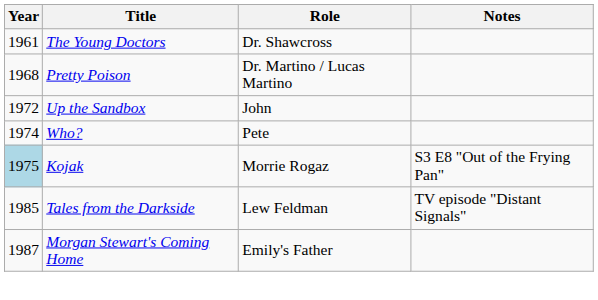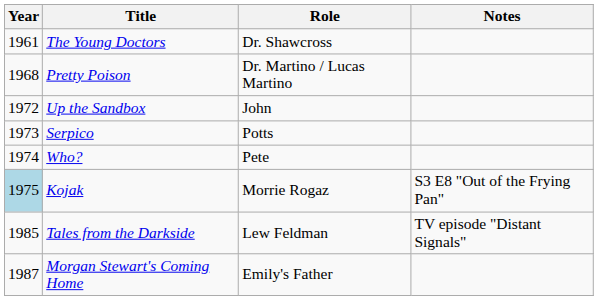+ row: (70, 132)
